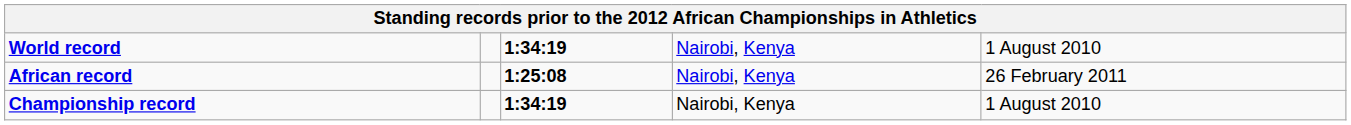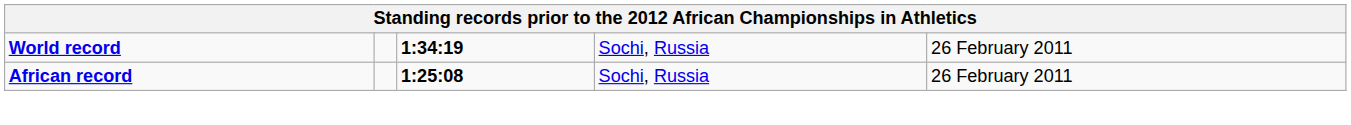(736, 47) Nairobi, Kenya -> (654, 47) Sochi, Russia
(1043, 47) 1 August 2010 -> (1002, 47) 26 February 2011
(736, 76) Nairobi, Kenya -> (654, 76) Sochi, Russia
- row: (102, 104)
